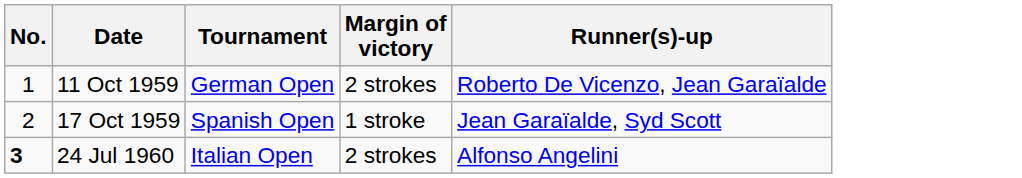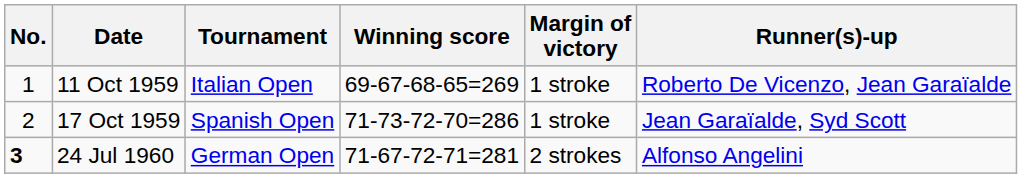+ column: (432, 36)
(263, 84) German Open -> (252, 84) Italian Open
(391, 84) 2 strokes -> (570, 84) 1 stroke
(252, 156) Italian Open -> (263, 156) German Open
